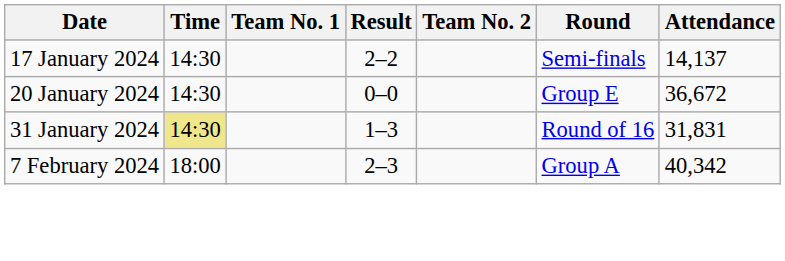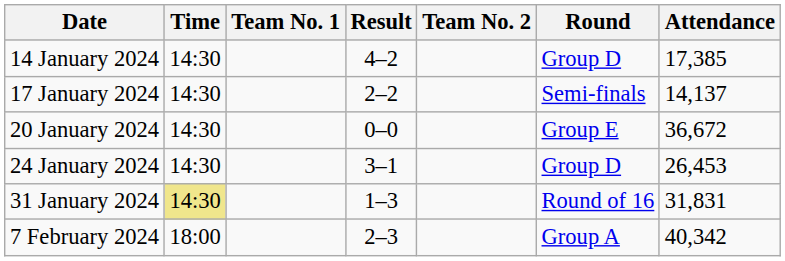+ row: (84, 58)
+ row: (84, 165)
